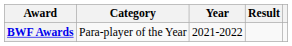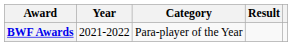columns swapped: (217, 13) <-> (133, 13)
